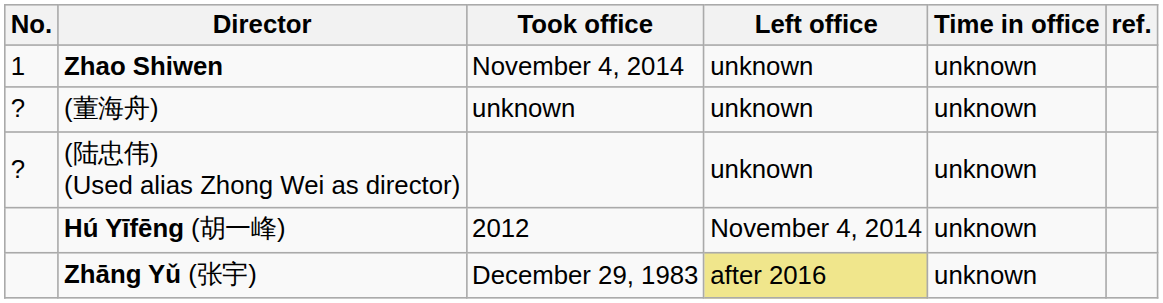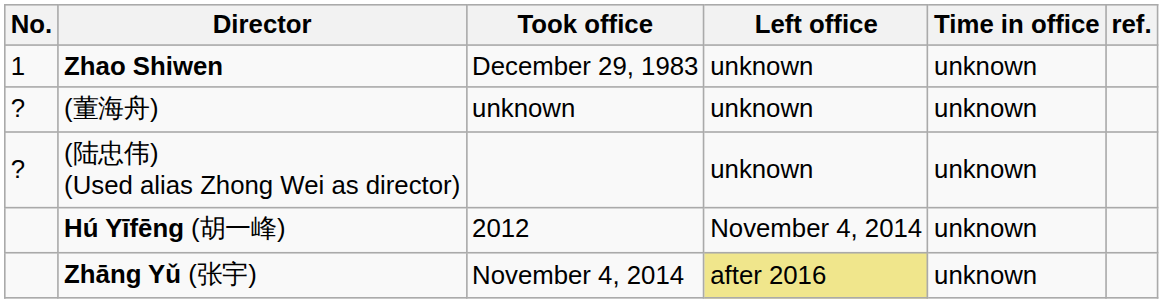(578, 65) November 4, 2014 -> (585, 65) December 29, 1983
(585, 275) December 29, 1983 -> (578, 275) November 4, 2014
